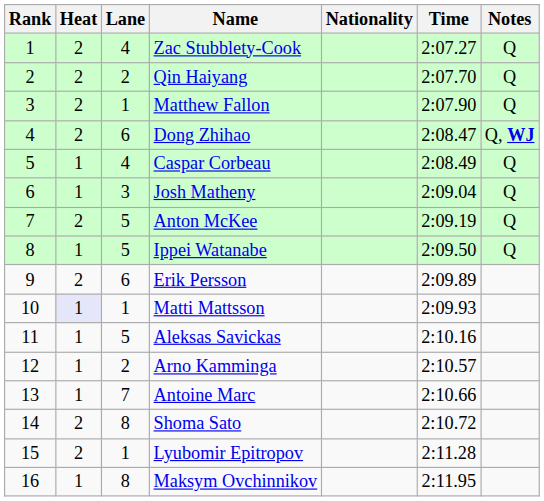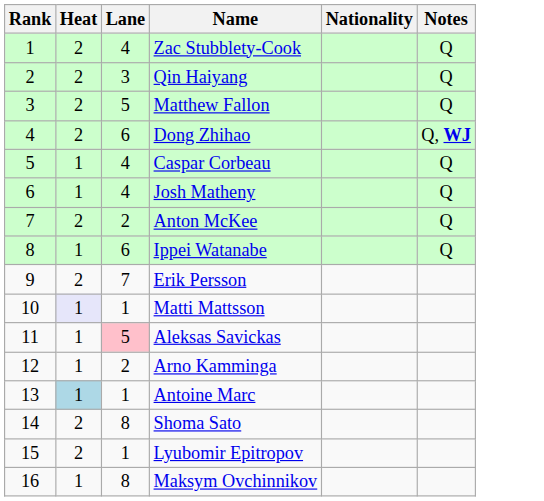- column: (449, 18)
(125, 76) 2 -> (125, 76) 3
(125, 105) 1 -> (125, 105) 5
(125, 192) 3 -> (125, 192) 4
(125, 221) 5 -> (125, 221) 2
(125, 250) 5 -> (125, 250) 6
(125, 279) 6 -> (125, 279) 7
(125, 337) no background -> (125, 337) pink background
(79, 395) no background -> (79, 395) lightblue background
(125, 395) 7 -> (125, 395) 1
